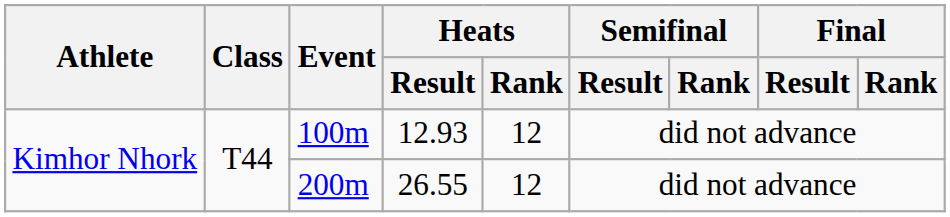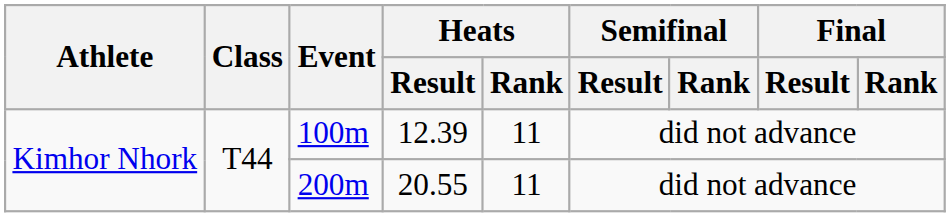(433, 133) 12.93 -> (433, 133) 12.39
(527, 133) 12 -> (527, 133) 11
(433, 185) 26.55 -> (433, 185) 20.55
(527, 185) 12 -> (527, 185) 11
